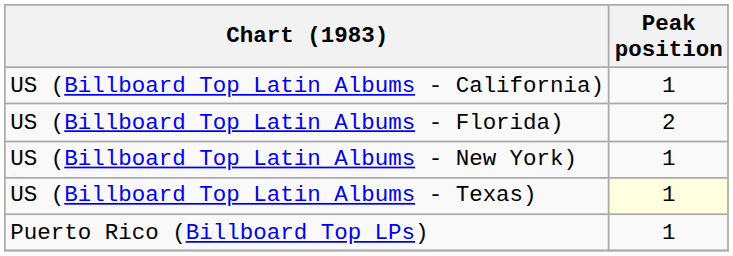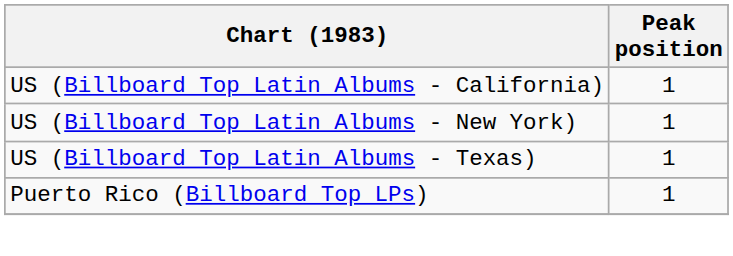- row: (287, 122)
(669, 196) lightyellow background -> (669, 159) no background
